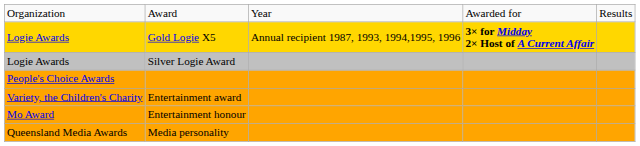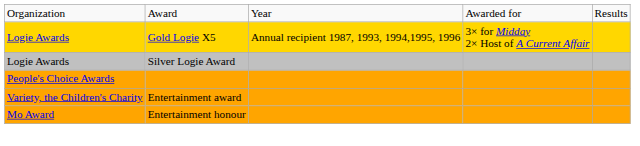(530, 37) bold -> (527, 37) normal
- row: (188, 132)
